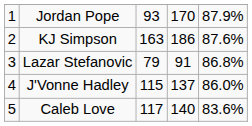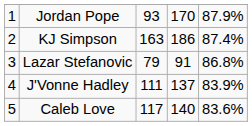(223, 39) 87.6% -> (223, 39) 87.4%
(152, 86) 115 -> (152, 86) 111
(223, 86) 86.0% -> (223, 86) 83.9%
